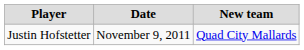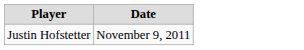- column: (246, 14)
